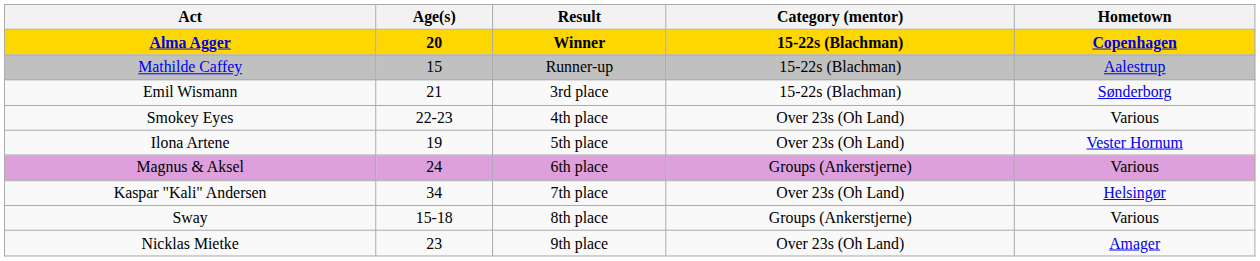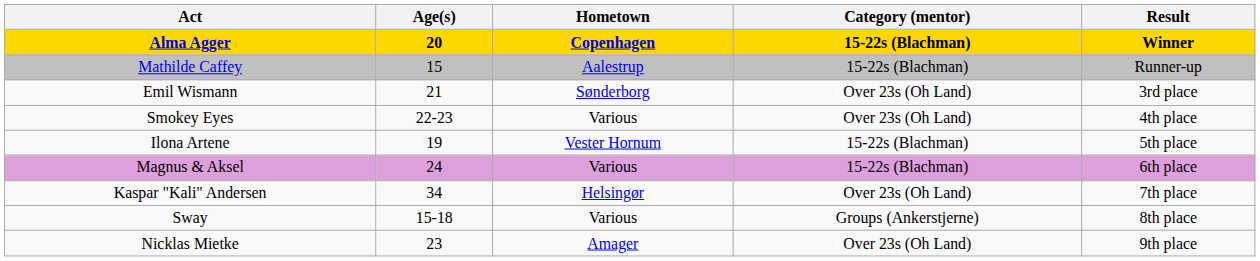columns swapped: (1135, 17) <-> (579, 17)
(840, 92) 15-22s (Blachman) -> (907, 92) Over 23s (Oh Land)
(840, 142) Over 23s (Oh Land) -> (907, 142) 15-22s (Blachman)
(840, 167) Groups (Ankerstjerne) -> (907, 167) 15-22s (Blachman)
